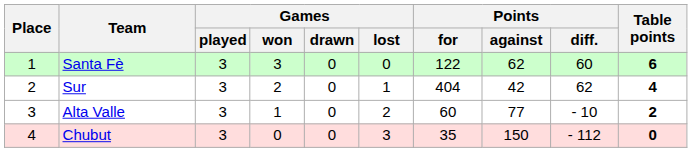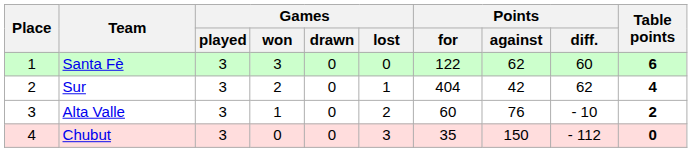(516, 111) 77 -> (516, 111) 76
